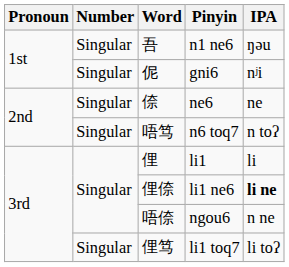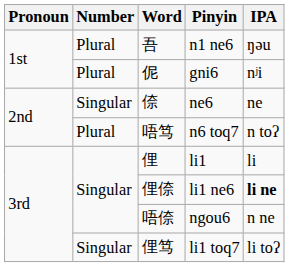(104, 44) Singular -> (96, 44) Plural
(104, 73) Singular -> (96, 73) Plural
(104, 131) Singular -> (96, 131) Plural
